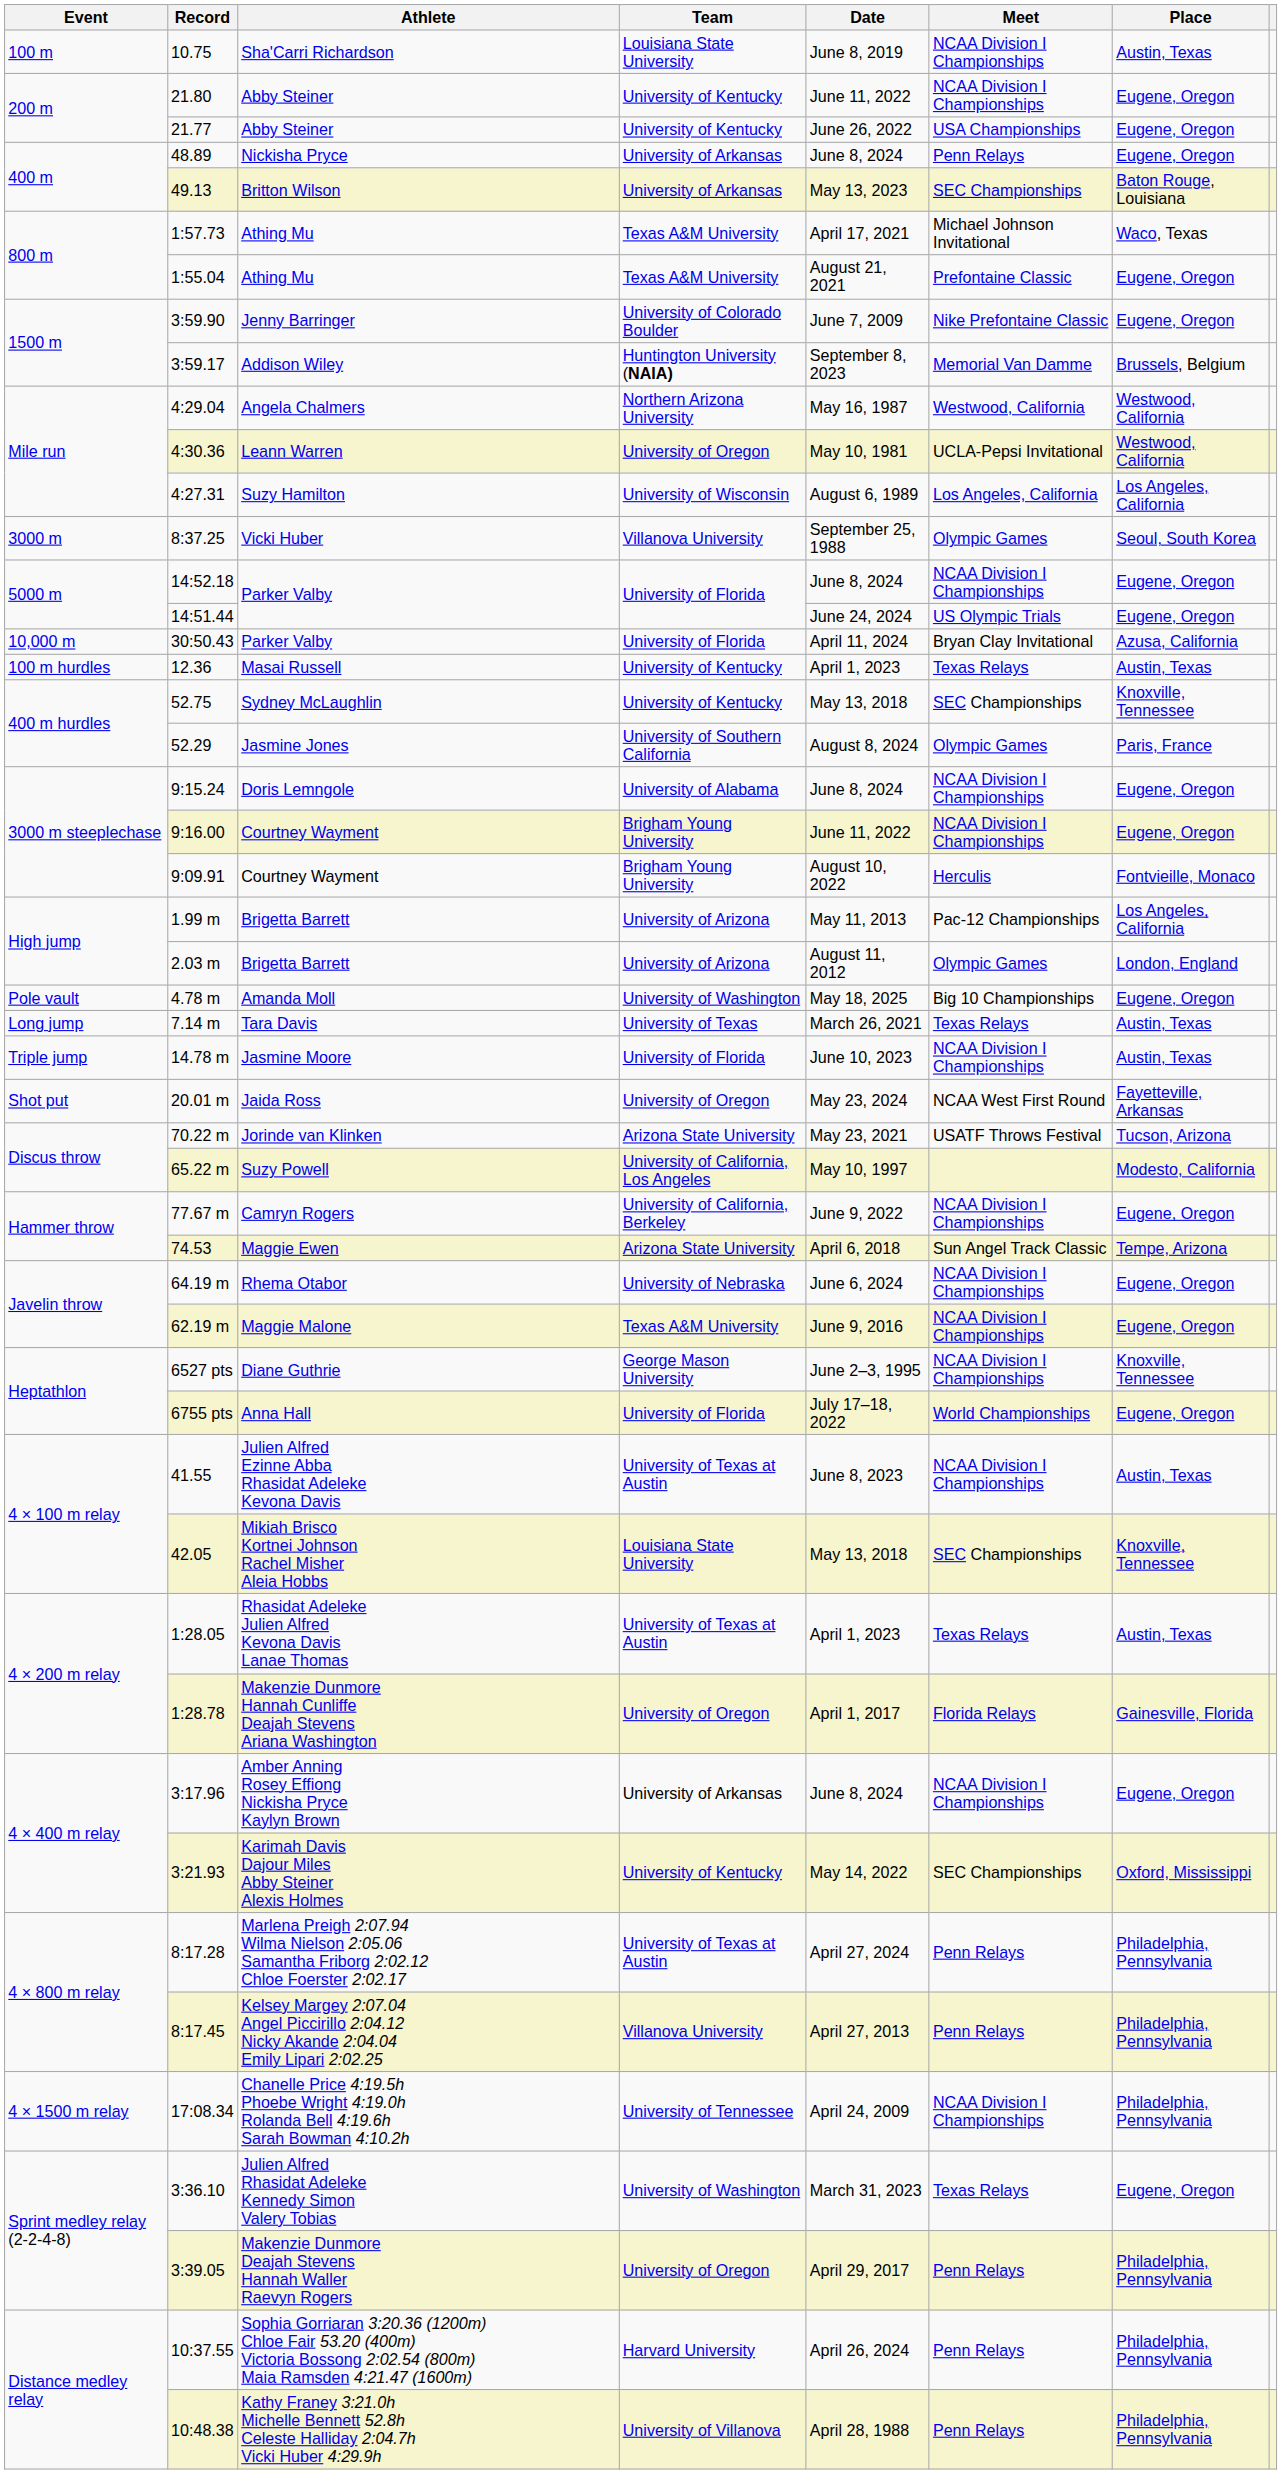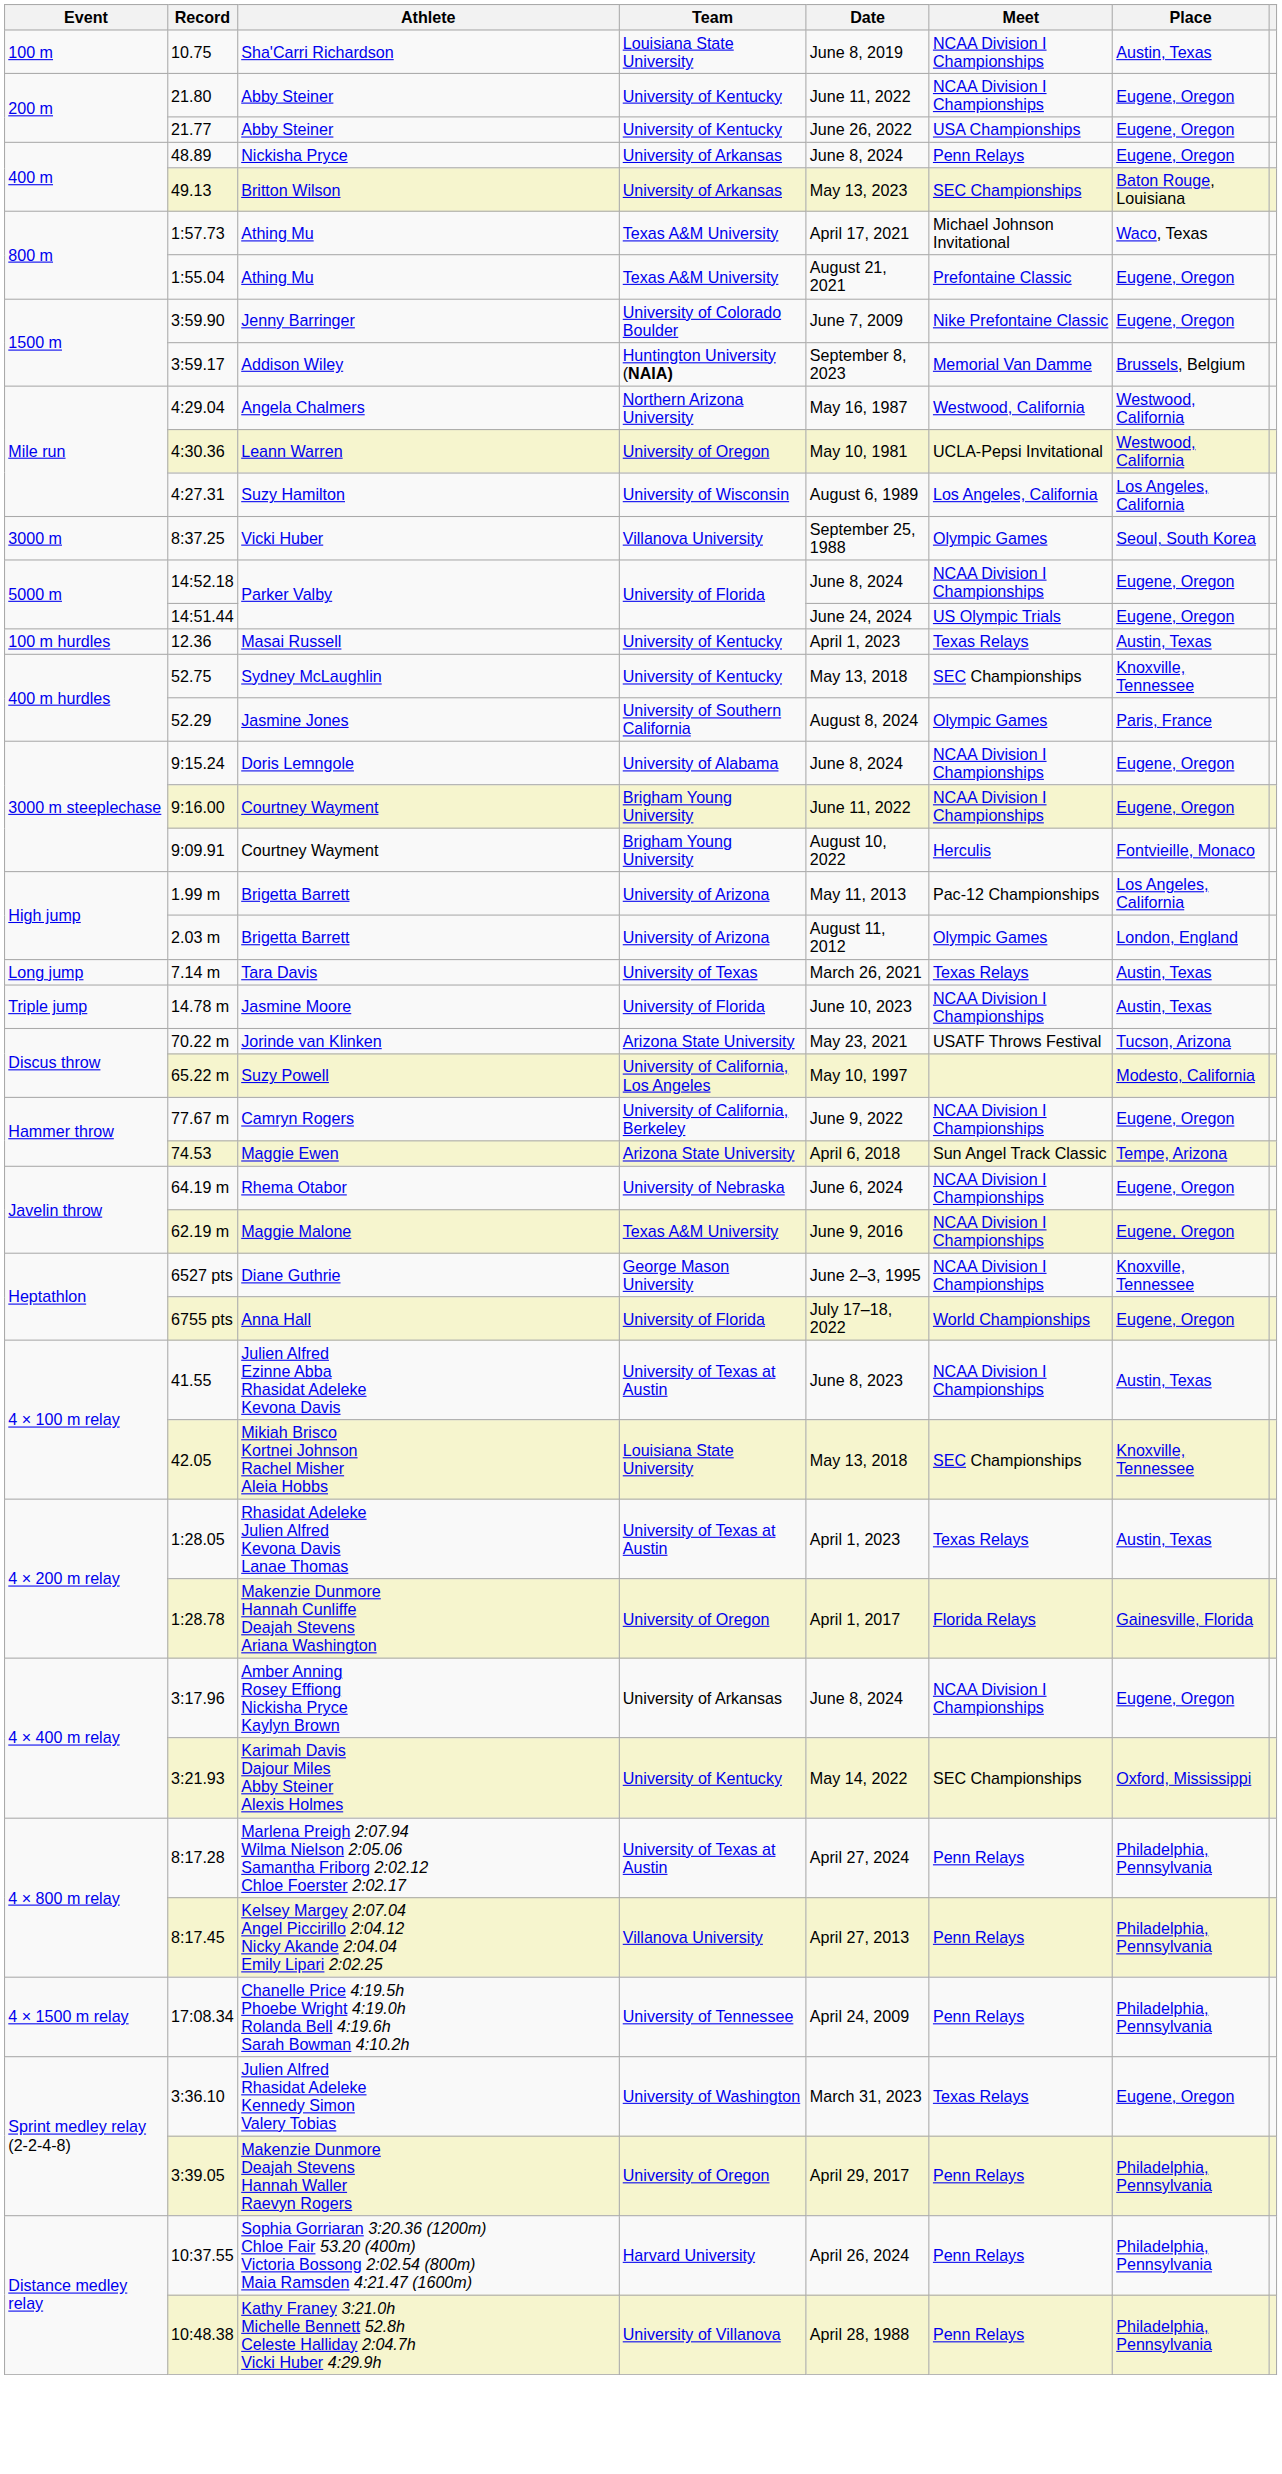- row: (202, 642)
- row: (196, 998)
- row: (200, 1101)
(990, 2111) NCAA Division I Championships -> (979, 2017) Penn Relays
